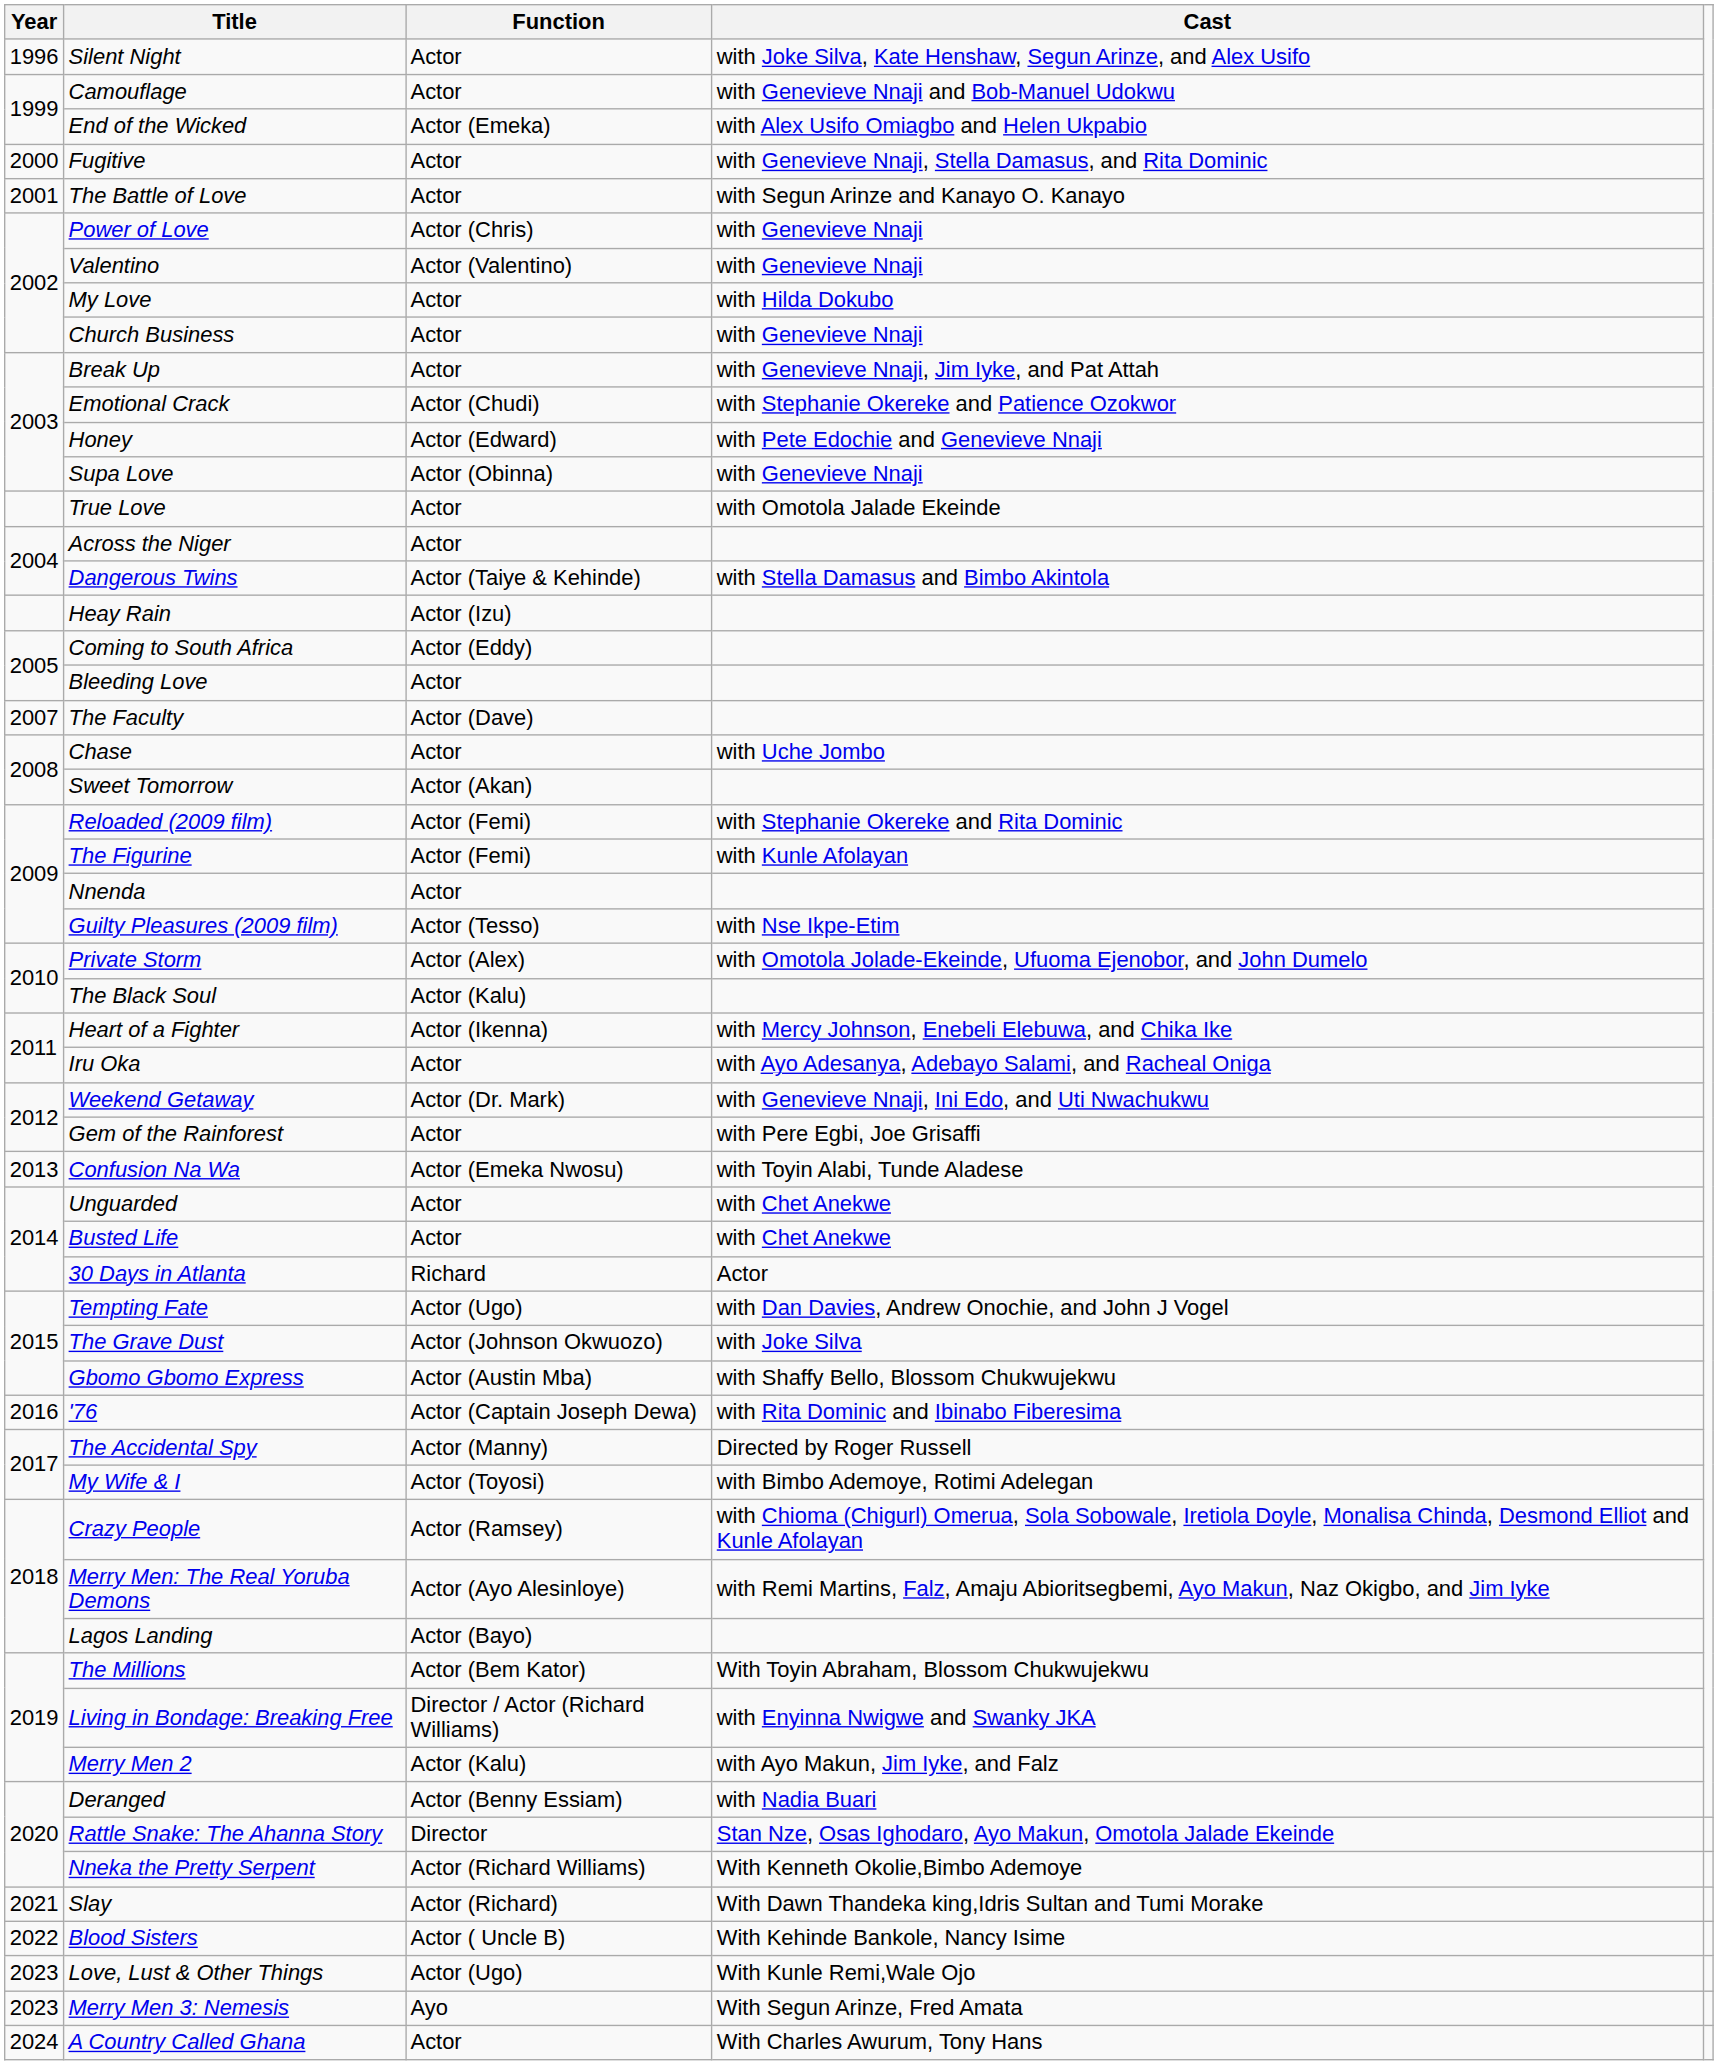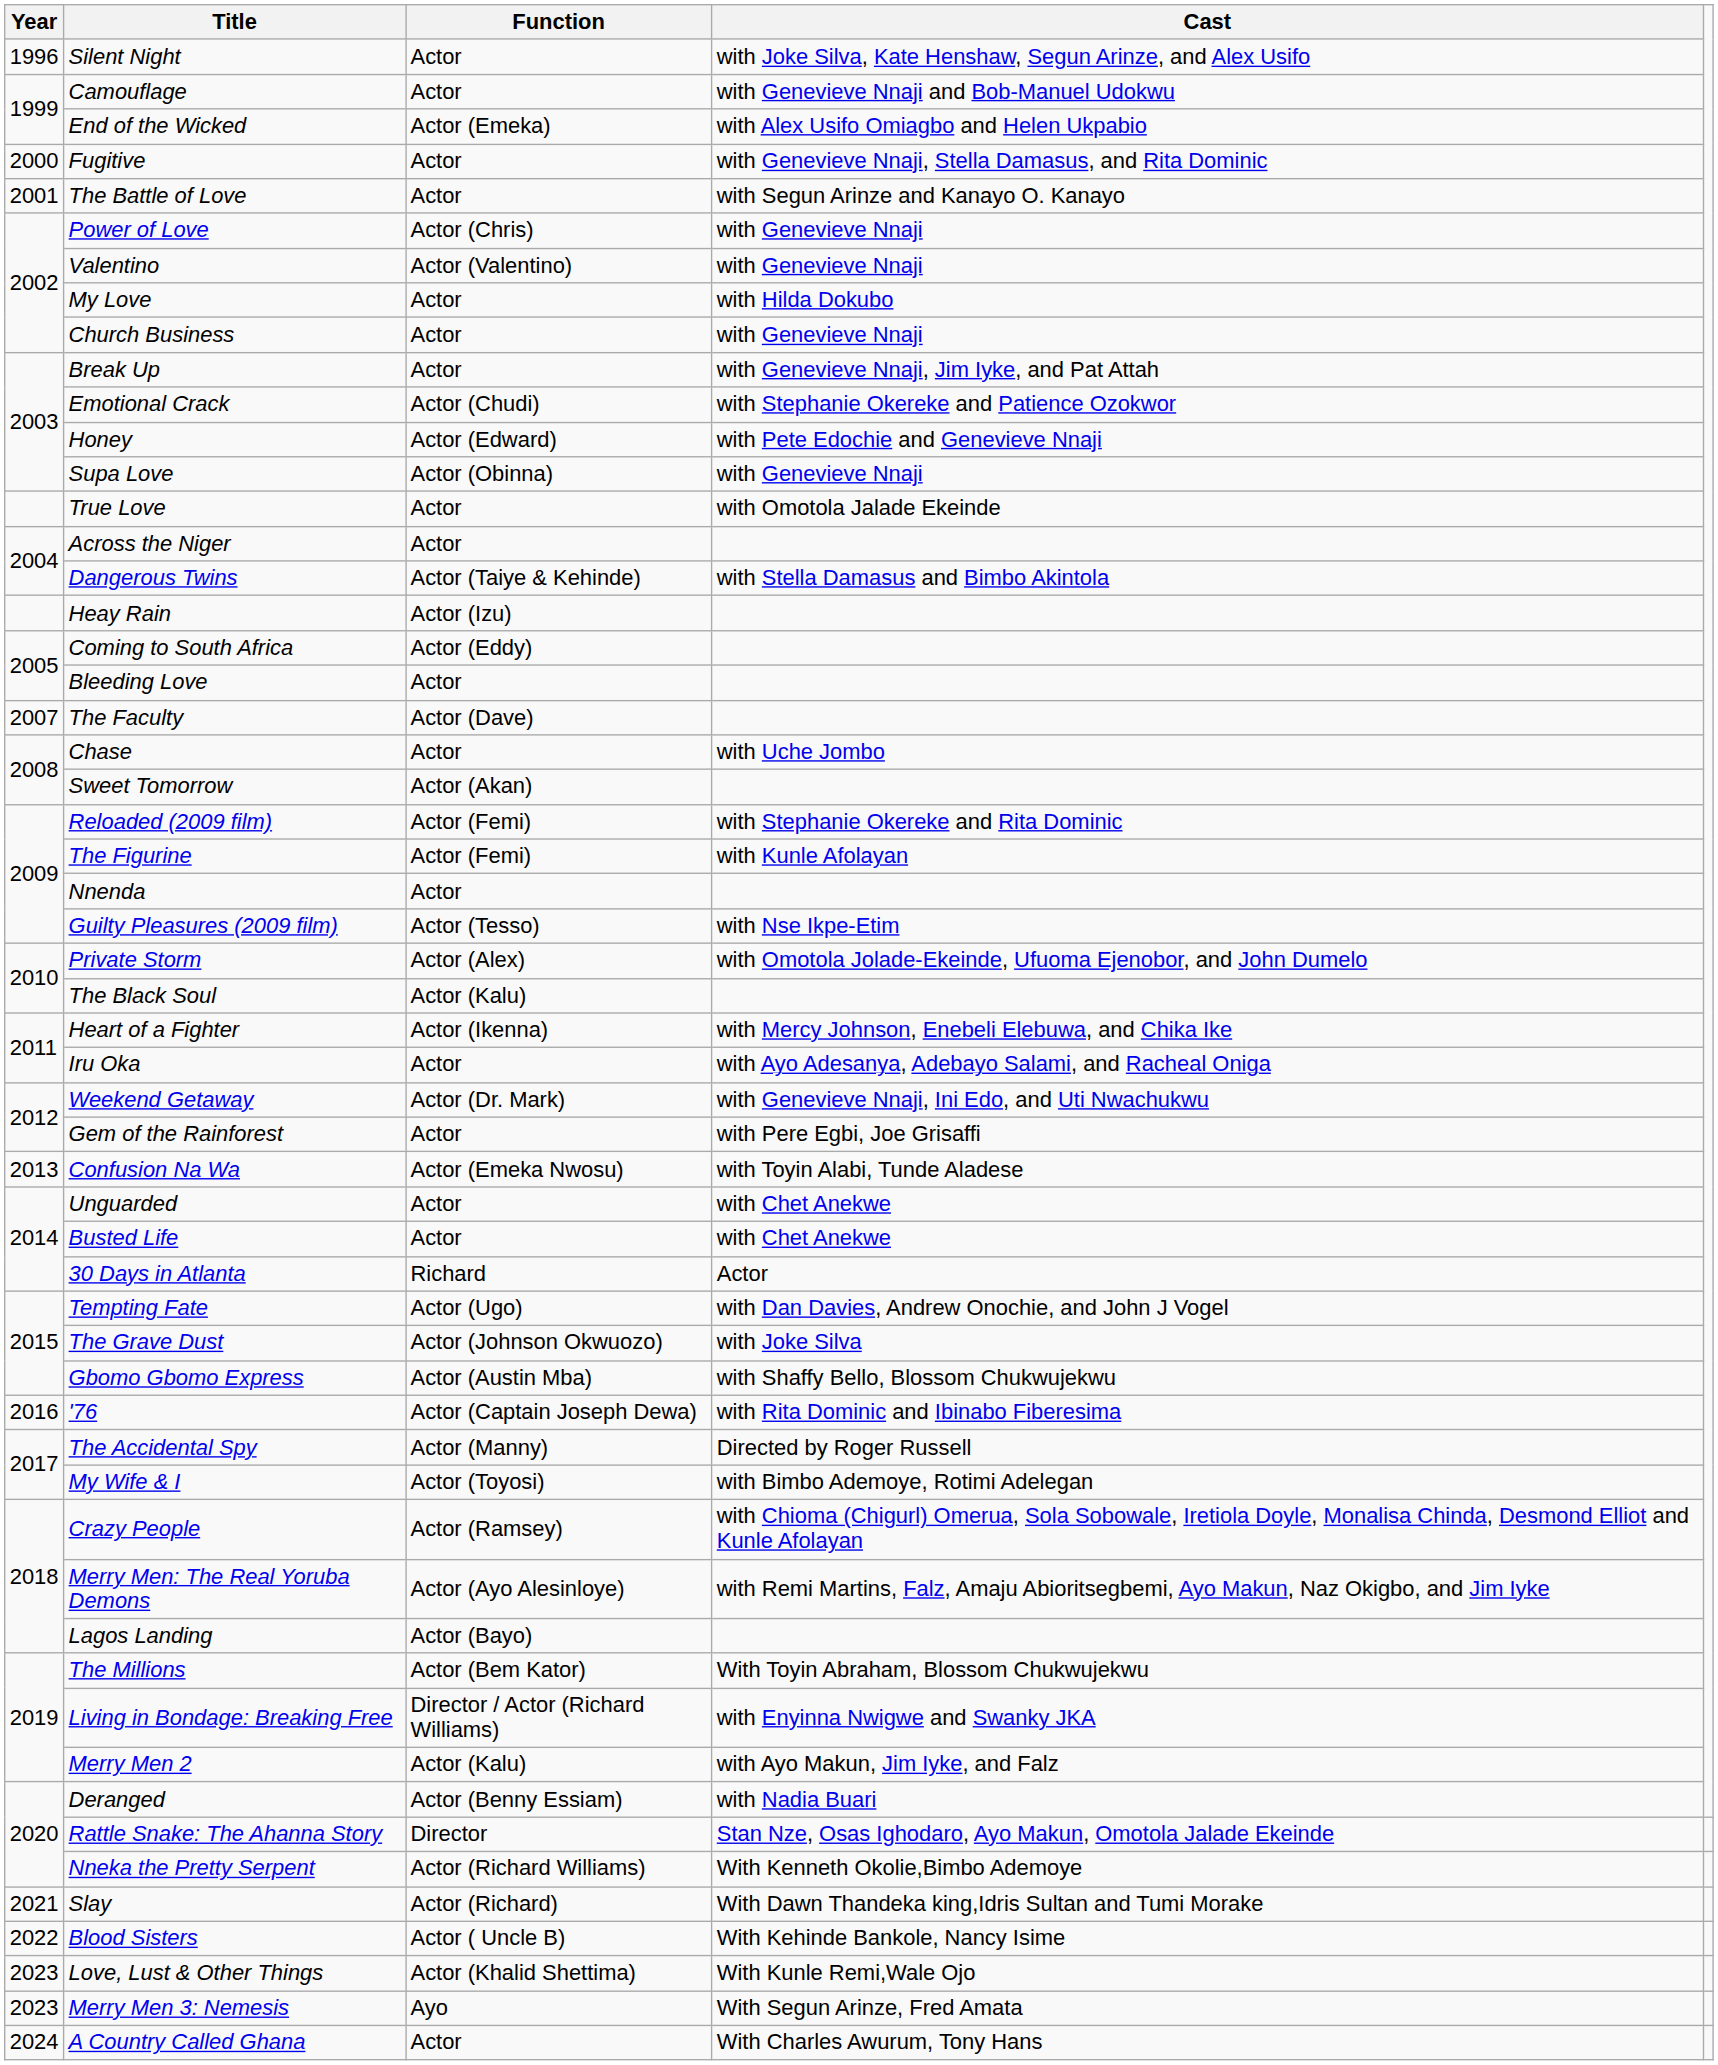(467, 1973) Actor (Ugo) -> (523, 1973) Actor (Khalid Shettima)
